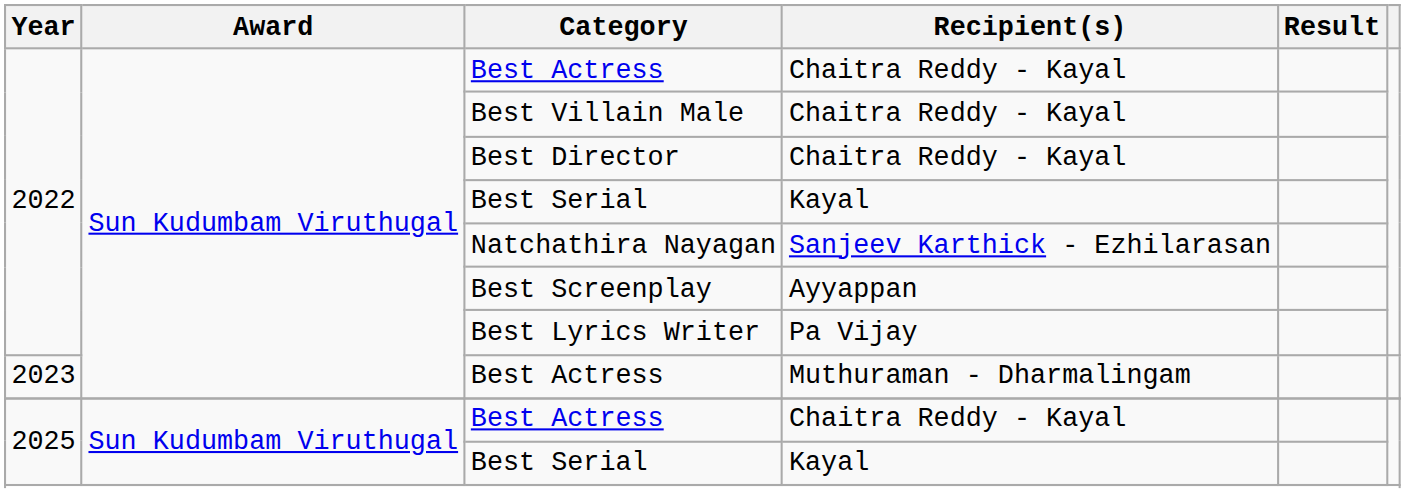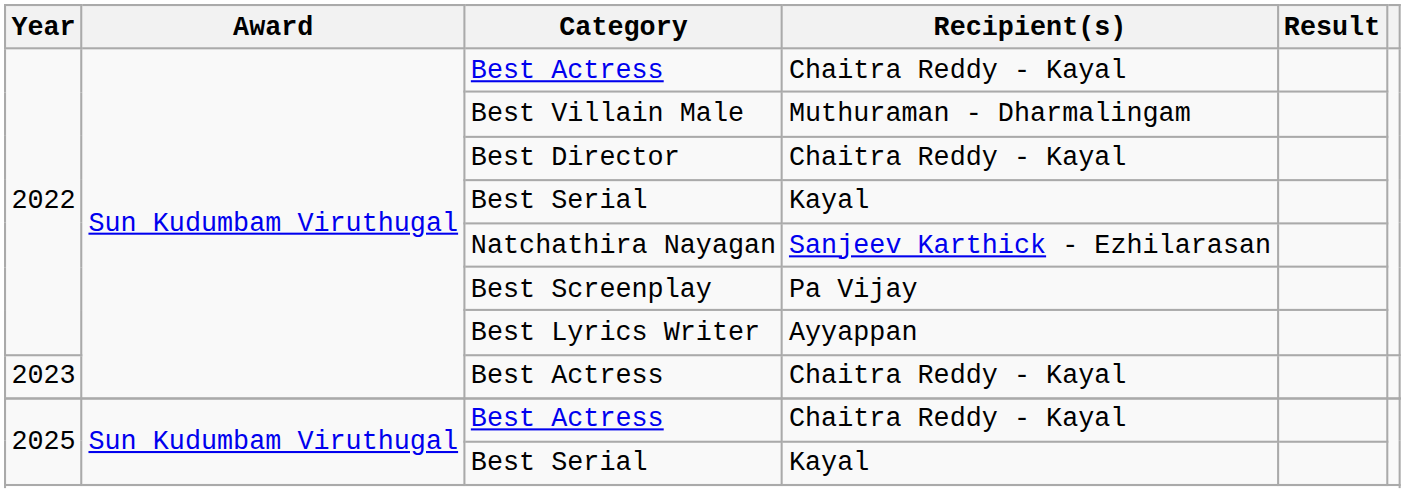(958, 114) Chaitra Reddy - Kayal -> (990, 114) Muthuraman - Dharmalingam
(853, 289) Ayyappan -> (853, 289) Pa Vijay
(853, 332) Pa Vijay -> (853, 332) Ayyappan
(990, 376) Muthuraman - Dharmalingam -> (958, 376) Chaitra Reddy - Kayal
